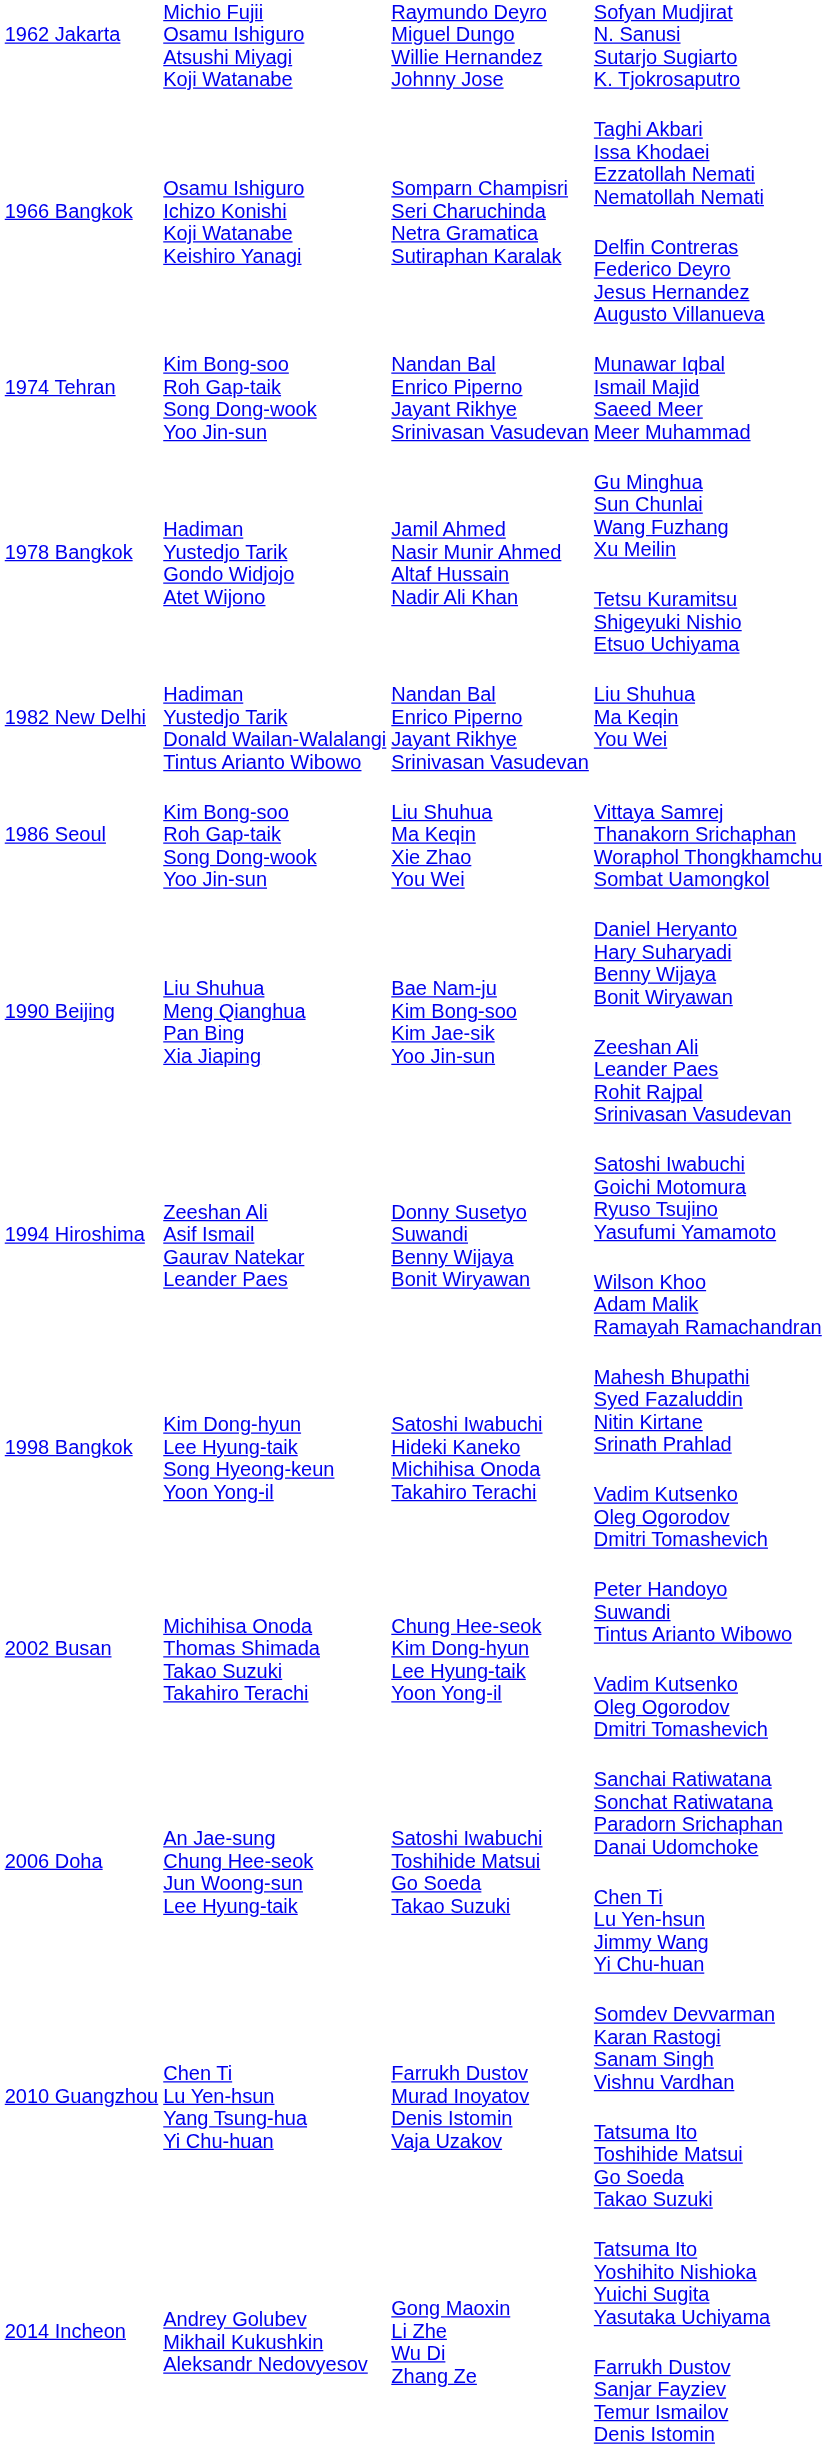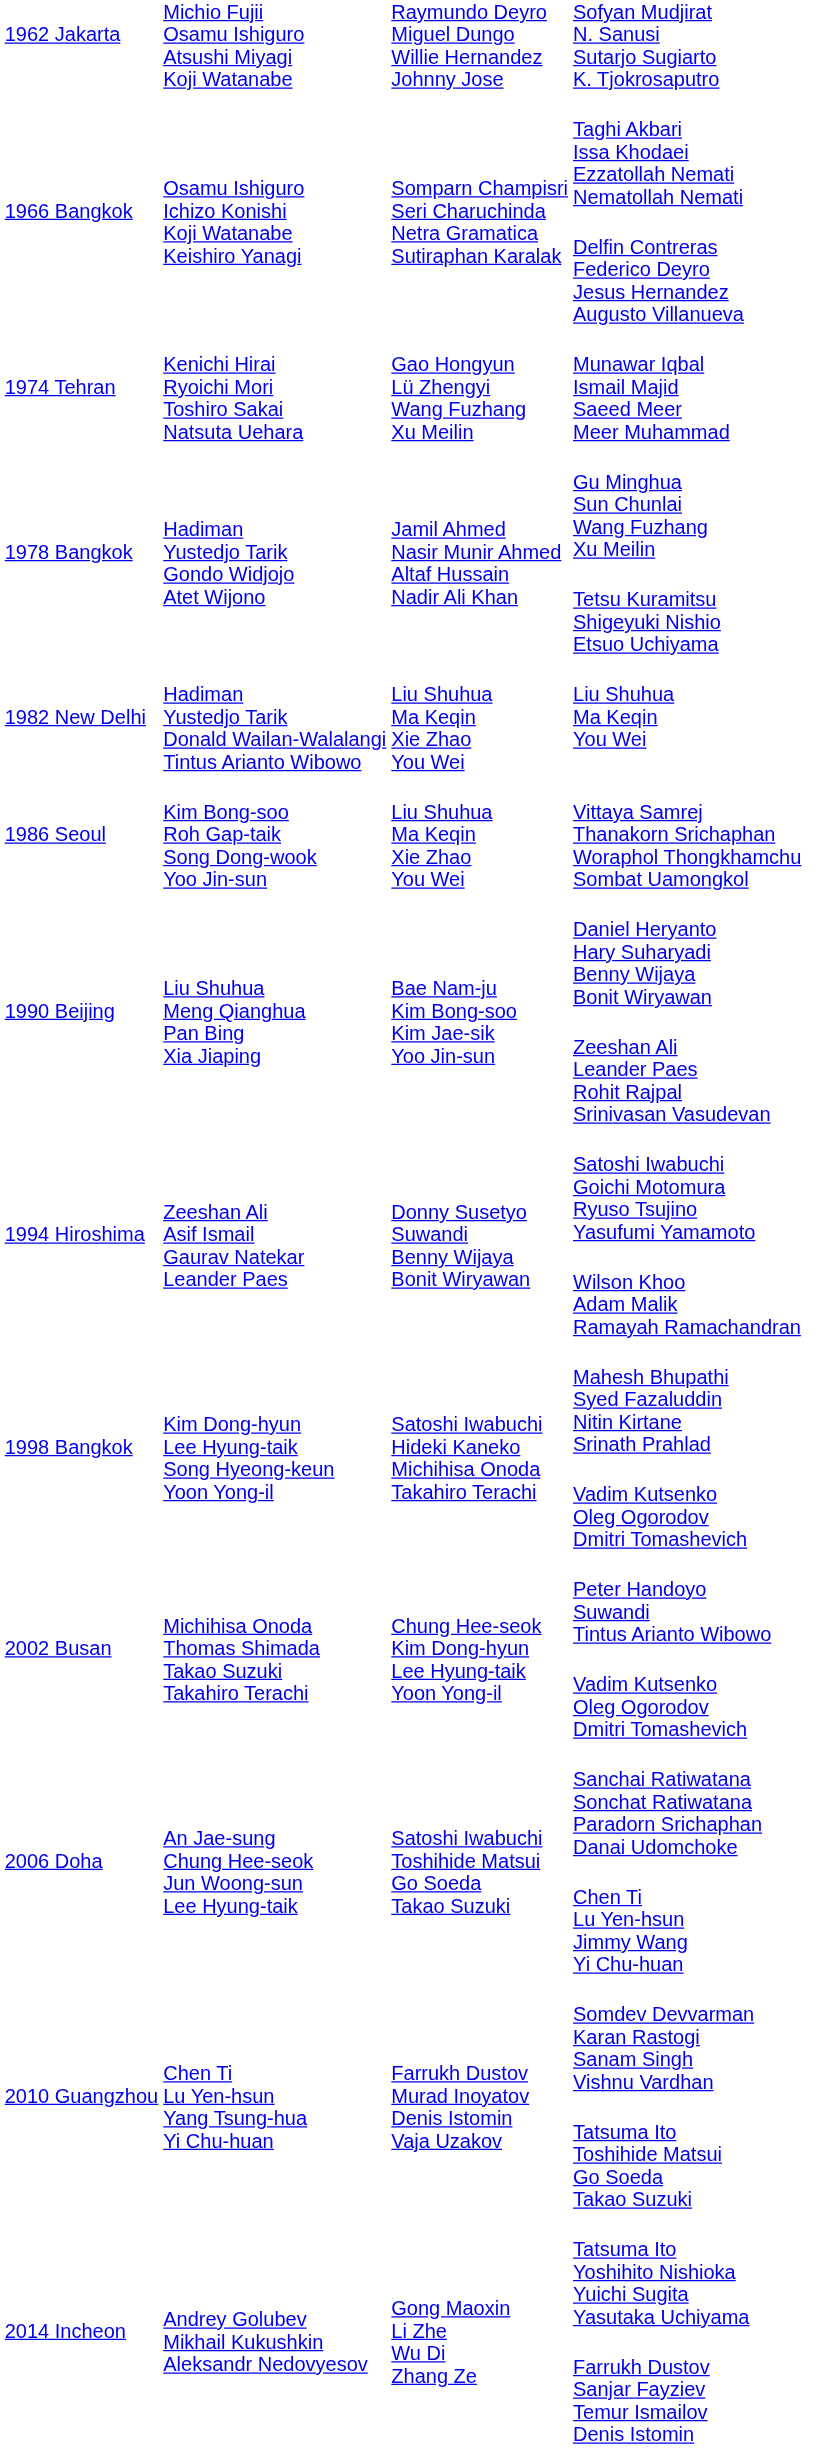(240, 398) Kim Bong-soo Roh Gap-taik Song Dong-wook Yoo Jin-sun -> (233, 398) Kenichi Hirai Ryoichi Mori Toshiro Sakai Natsuta Uehara
(490, 398) Nandan Bal Enrico Piperno Jayant Rikhye Srinivasan Vasudevan -> (459, 398) Gao Hongyun Lü Zhengyi Wang Fuzhang Xu Meilin
(490, 728) Nandan Bal Enrico Piperno Jayant Rikhye Srinivasan Vasudevan -> (442, 728) Liu Shuhua Ma Keqin Xie Zhao You Wei
